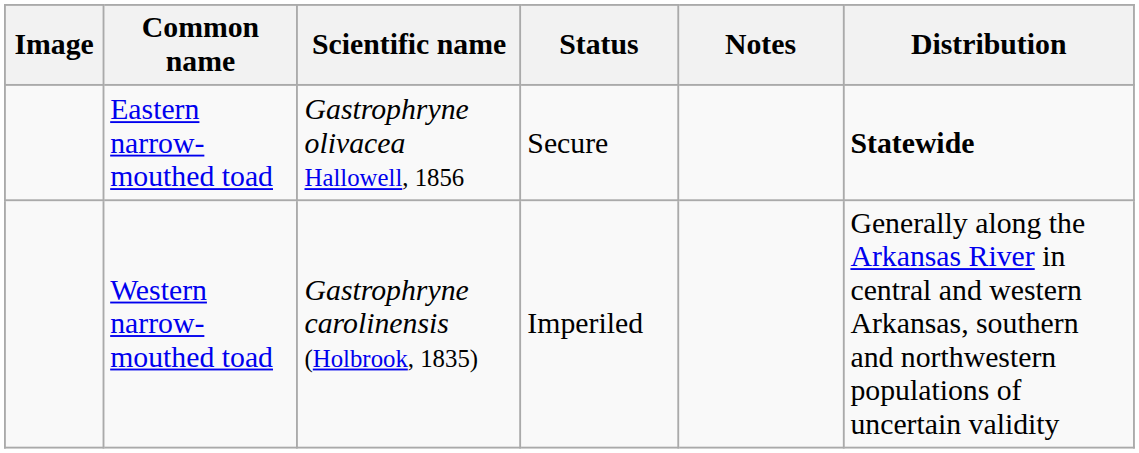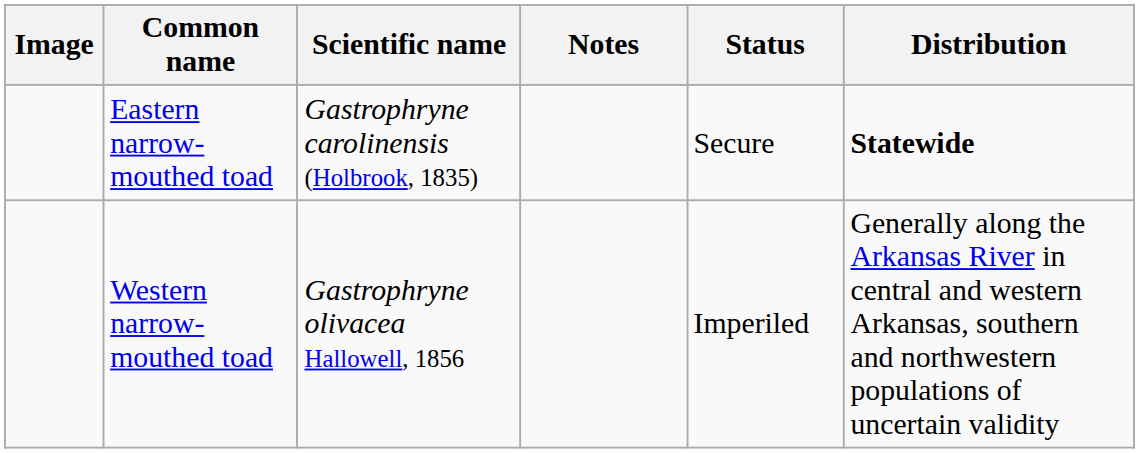columns swapped: (599, 44) <-> (760, 44)
(387, 142) Gastrophryne olivacea Hallowell, 1856 -> (391, 142) Gastrophryne carolinensis (Holbrook, 1835)
(391, 323) Gastrophryne carolinensis (Holbrook, 1835) -> (387, 323) Gastrophryne olivacea Hallowell, 1856
